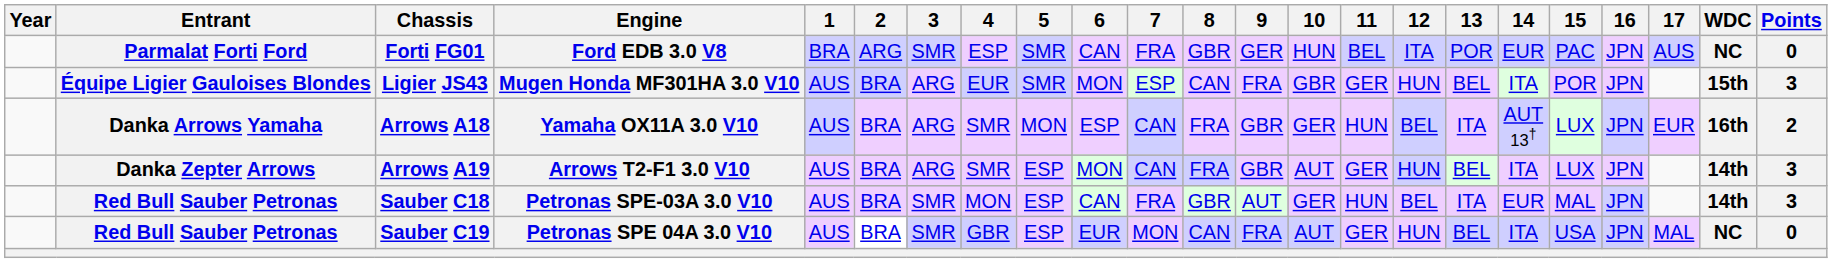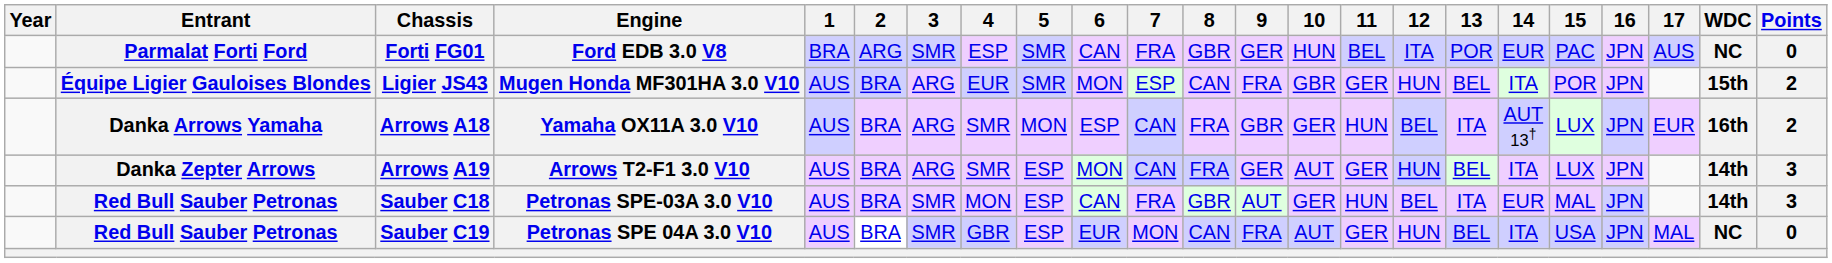(1791, 83) 3 -> (1791, 83) 2
(1262, 170) GBR -> (1262, 170) GER
